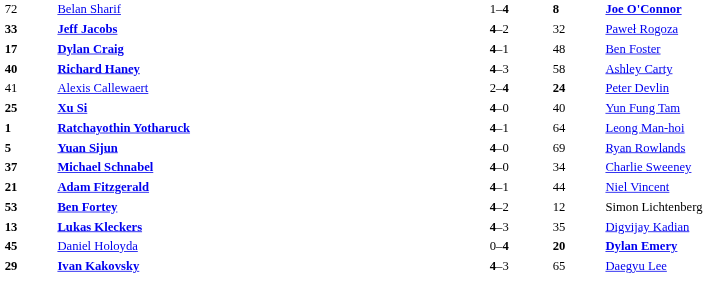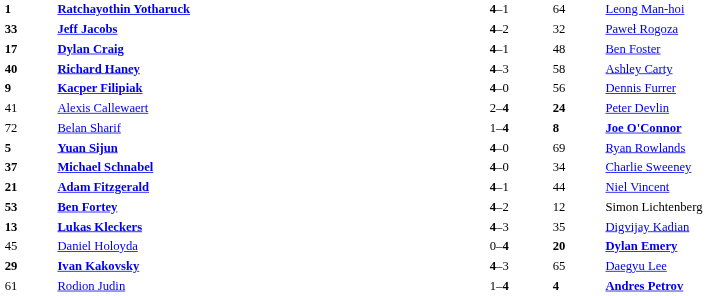rows swapped: (124, 127) <-> (89, 9)
+ row: (100, 88)
- row: (72, 108)
(11, 246) bold -> (11, 246) normal
+ row: (91, 285)
